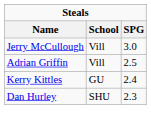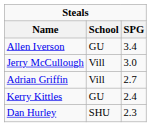+ row: (36, 46)
(130, 63) 2.5 -> (130, 79) 2.7
